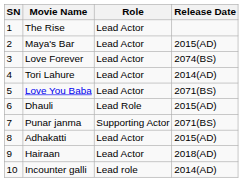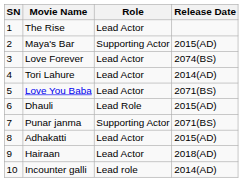(120, 43) Lead Actor -> (133, 43) Supporting Actor
